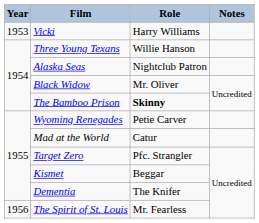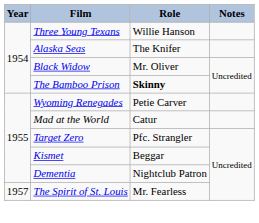- row: (44, 31)
(170, 66) Nightclub Patron -> (157, 49) The Knifer
(157, 191) The Knifer -> (170, 173) Nightclub Patron
(18, 209) 1956 -> (18, 191) 1957
